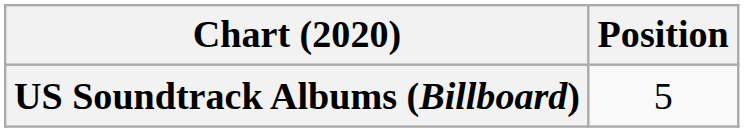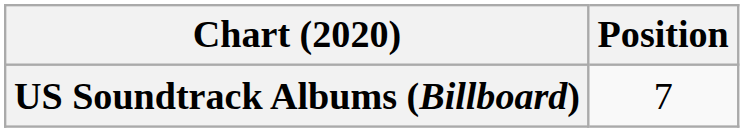(663, 95) 5 -> (663, 95) 7
